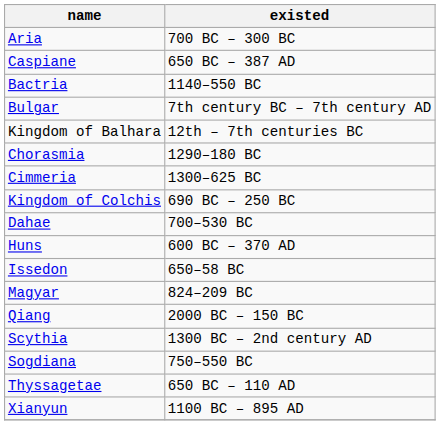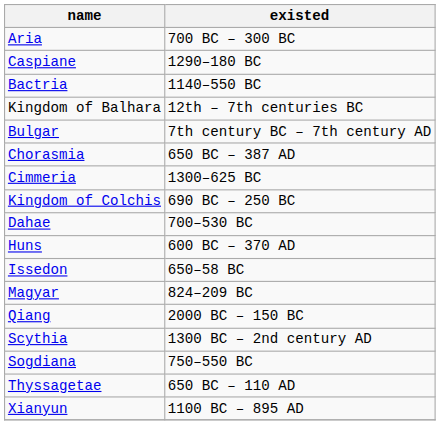(232, 62) 650 BC – 387 AD -> (215, 62) 1290–180 BC
rows swapped: (84, 132) <-> (33, 108)
(215, 155) 1290–180 BC -> (232, 155) 650 BC – 387 AD
